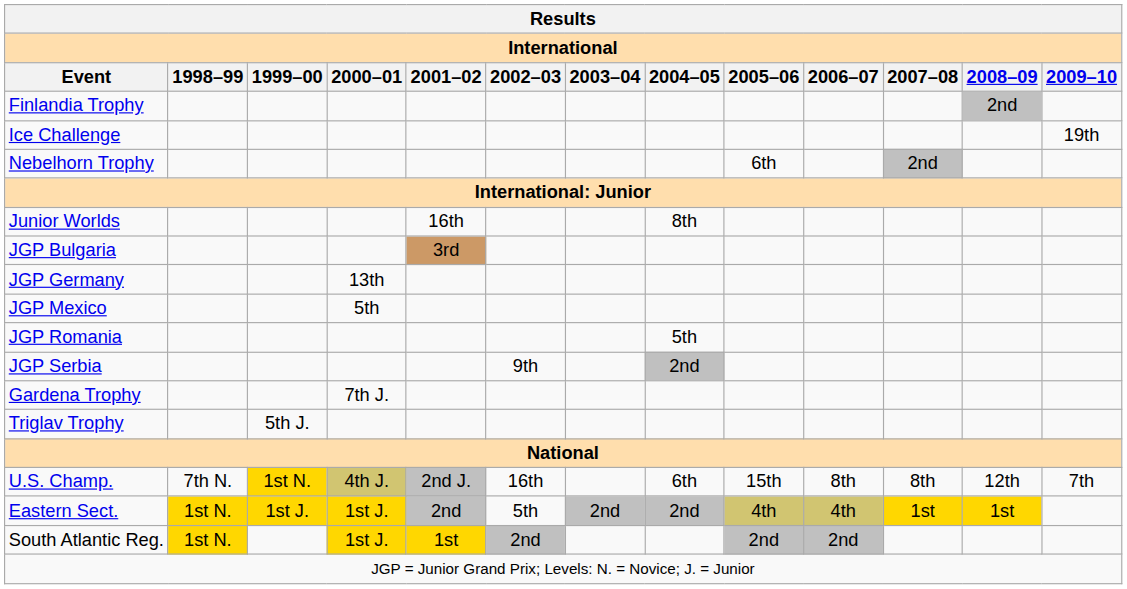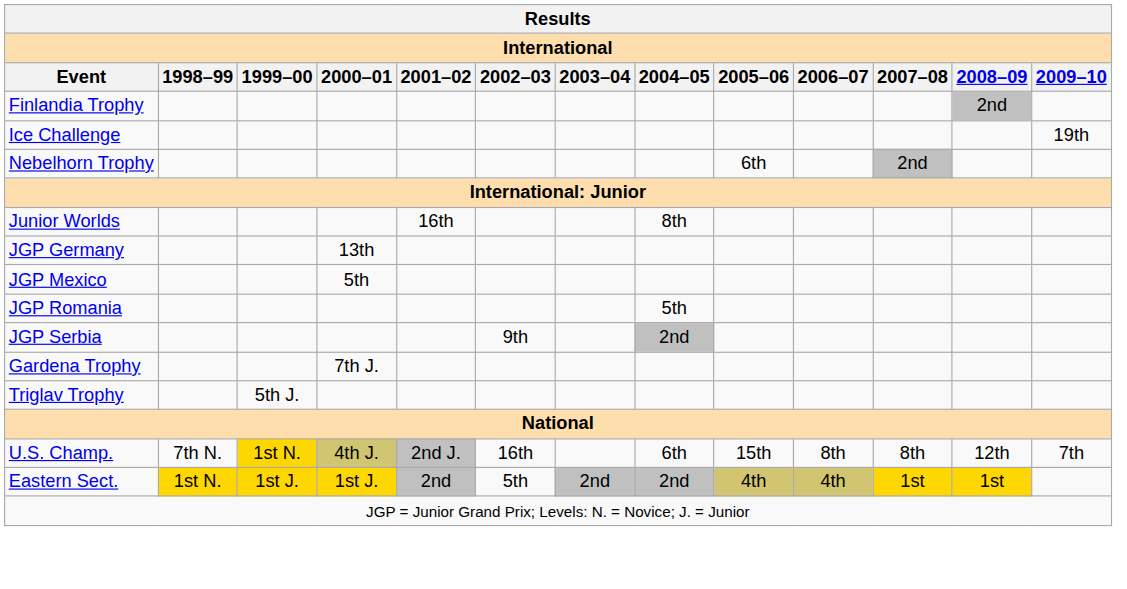- row: (62, 250)
- row: (86, 539)
